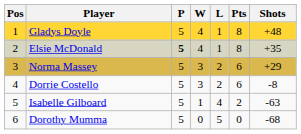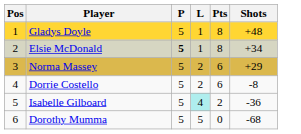- column: (200, 13)
(273, 48) +35 -> (253, 48) +34
(219, 102) no background -> (200, 102) paleturquoise background
(273, 102) -63 -> (253, 102) -36
